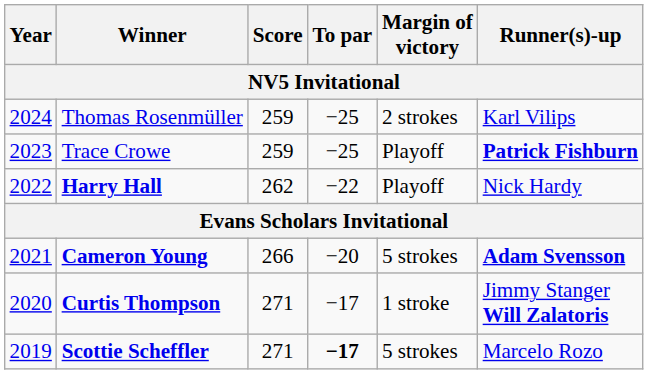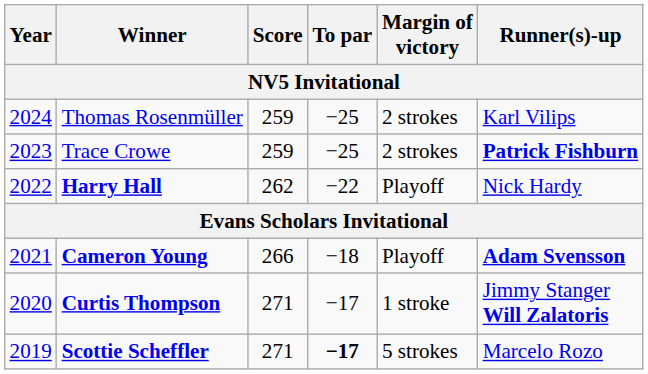(413, 151) Playoff -> (420, 151) 2 strokes
(342, 256) −20 -> (342, 256) −18
(420, 256) 5 strokes -> (413, 256) Playoff
